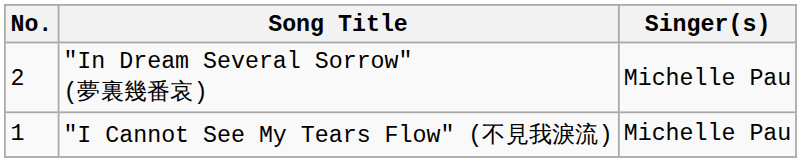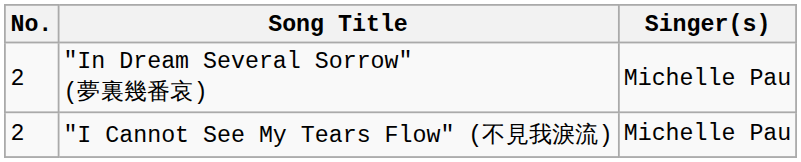(17, 135) 1 -> (17, 135) 2
